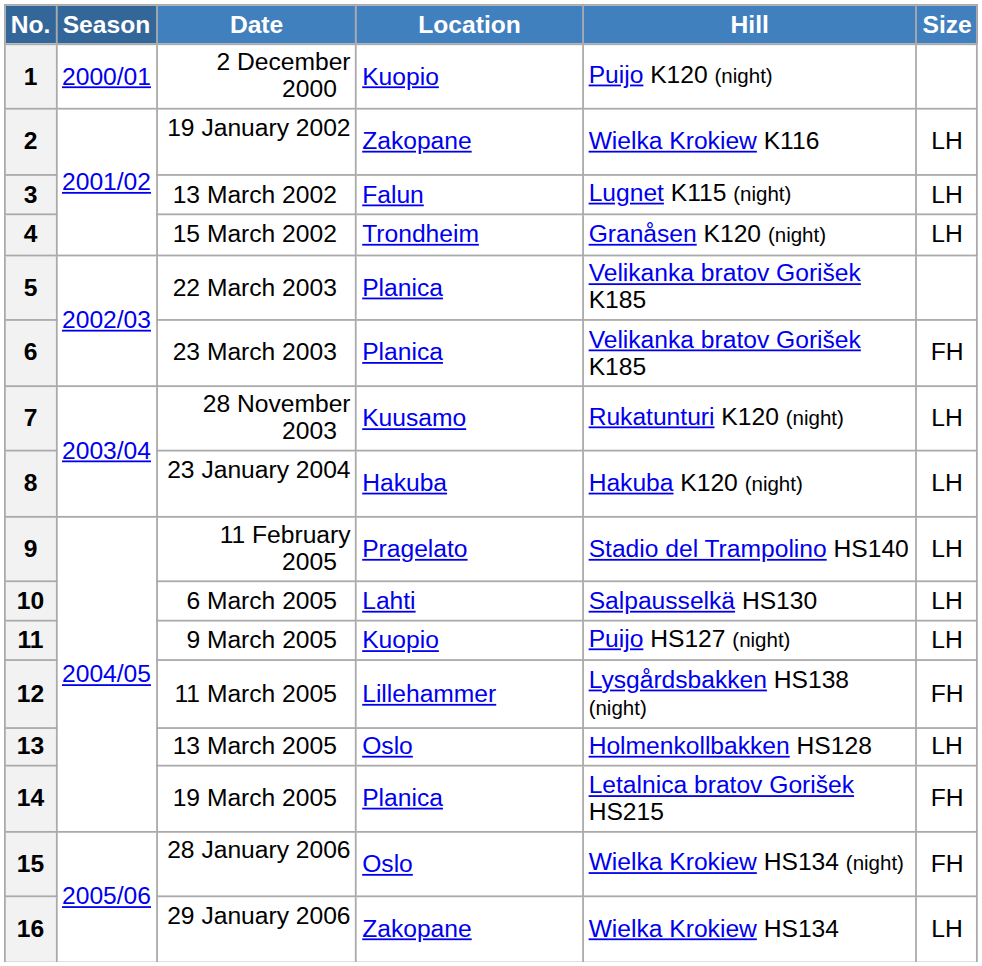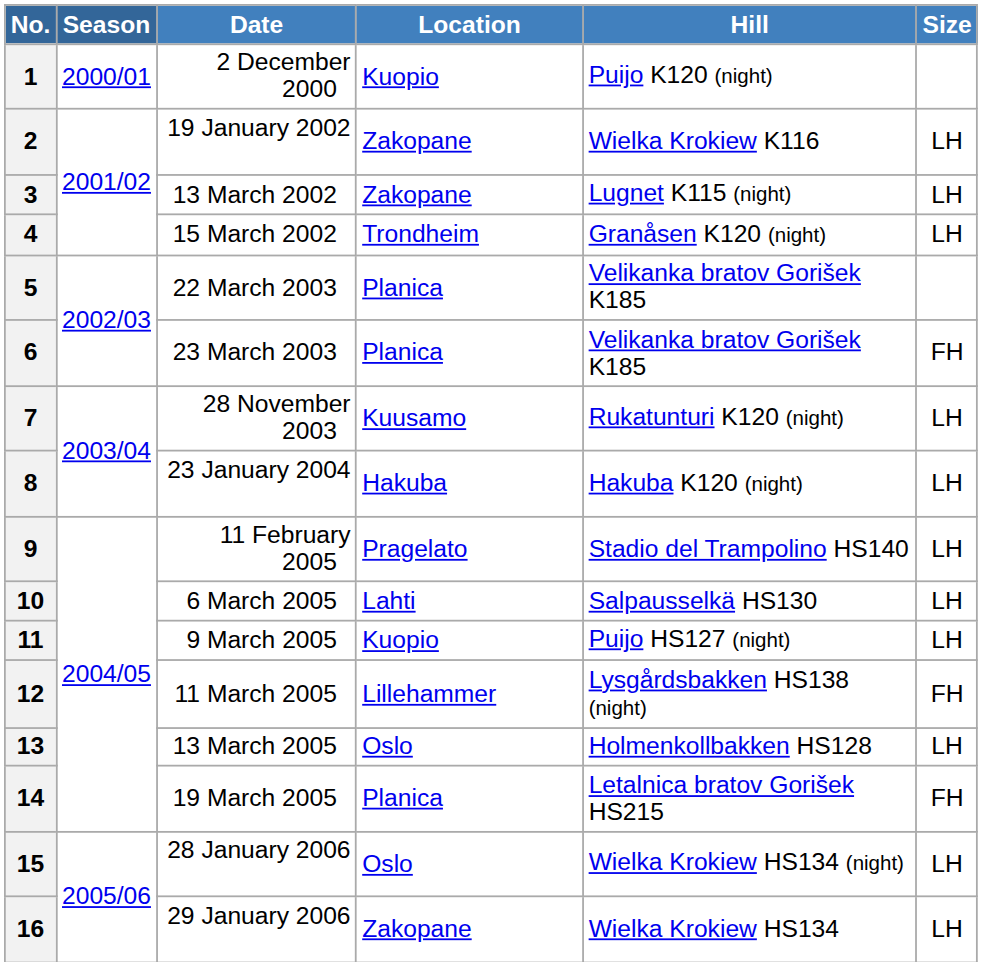(393, 194) Falun -> (417, 194) Zakopane
(947, 863) FH -> (947, 863) LH
